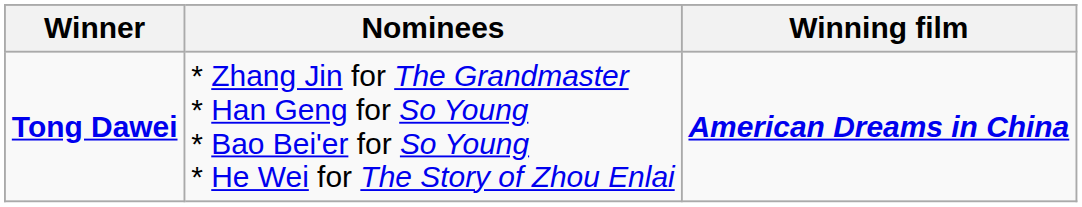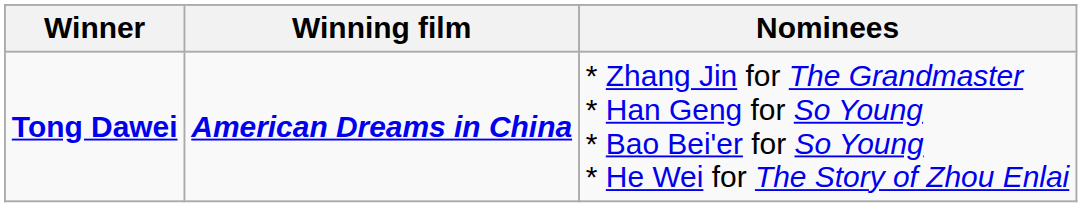columns swapped: (879, 28) <-> (433, 28)
